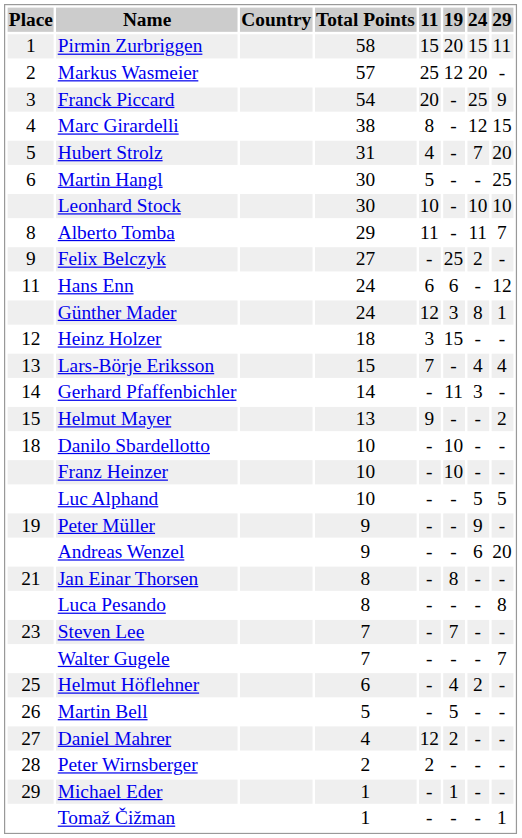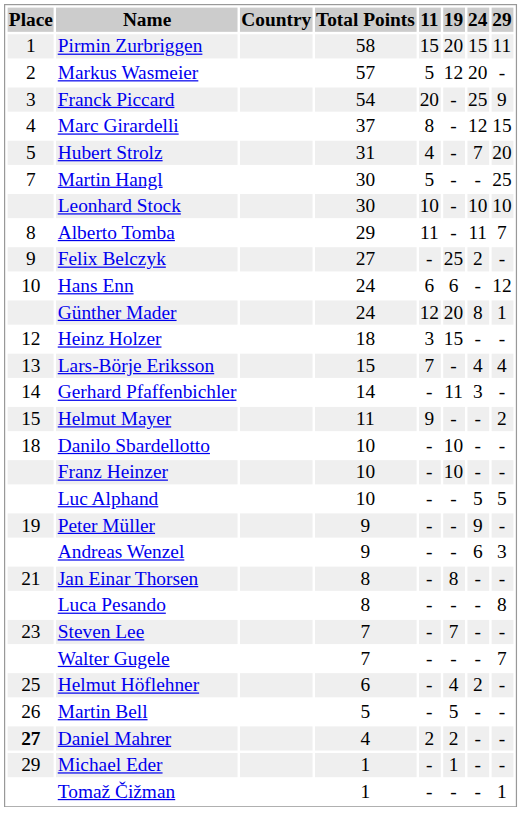(429, 72) 25 -> (429, 72) 5
(365, 126) 38 -> (365, 126) 37
(31, 179) 6 -> (31, 179) 7
(31, 285) 11 -> (31, 285) 10
(454, 312) 3 -> (454, 312) 20
(365, 418) 13 -> (365, 418) 11
(502, 552) 20 -> (502, 552) 3
(31, 738) normal -> (31, 738) bold
(429, 738) 12 -> (429, 738) 2
- row: (128, 764)
